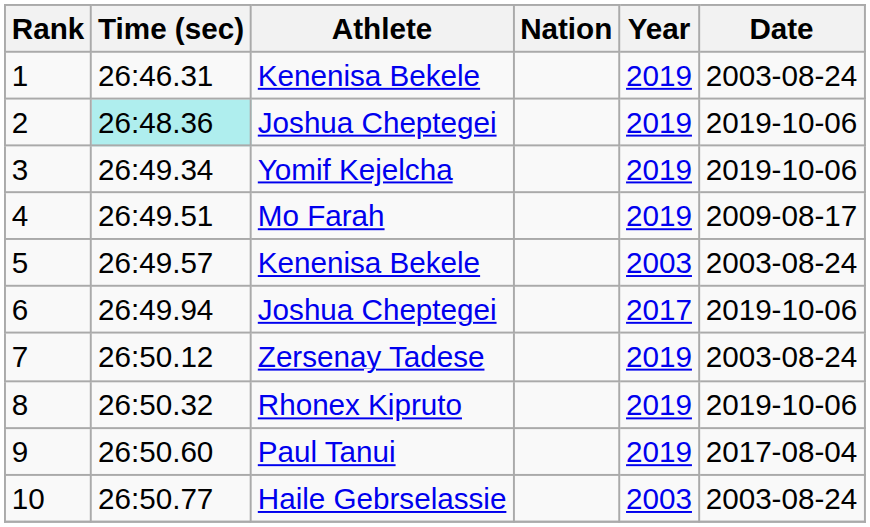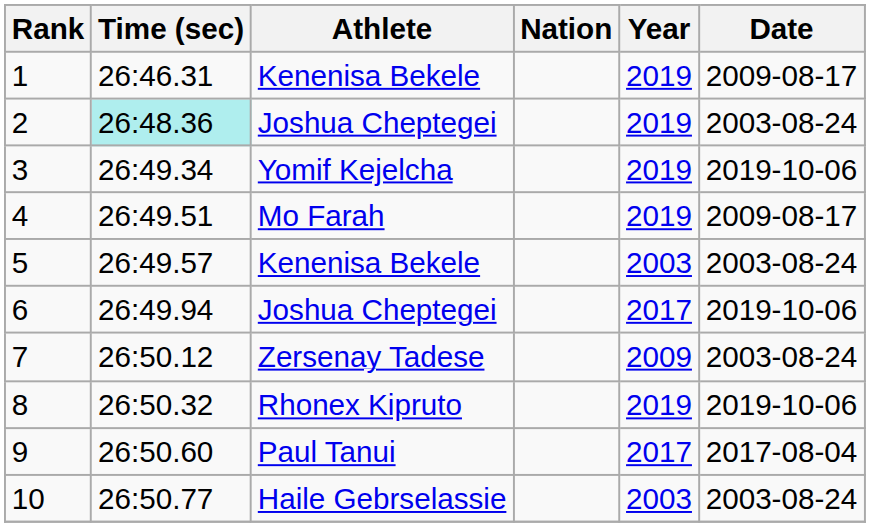(781, 76) 2003-08-24 -> (781, 76) 2009-08-17
(781, 122) 2019-10-06 -> (781, 122) 2003-08-24
(659, 357) 2019 -> (659, 357) 2009
(659, 451) 2019 -> (659, 451) 2017
